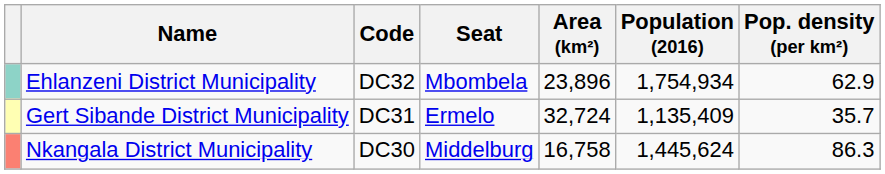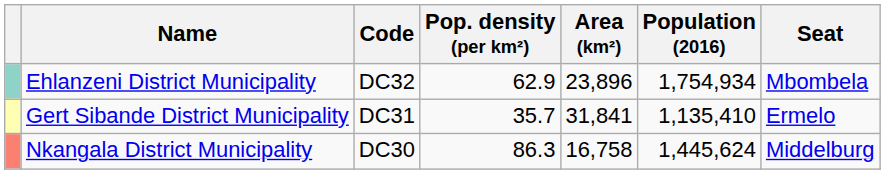columns swapped: (479, 34) <-> (809, 34)
(577, 116) 32,724 -> (599, 116) 31,841
(685, 116) 1,135,409 -> (707, 116) 1,135,410
